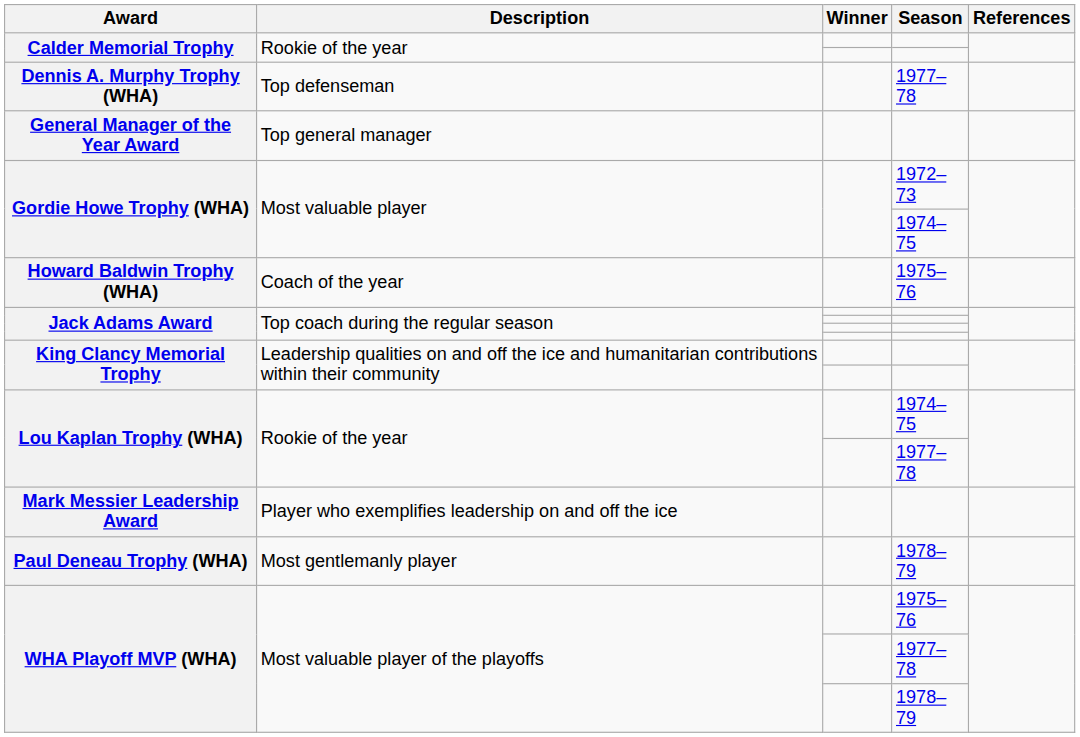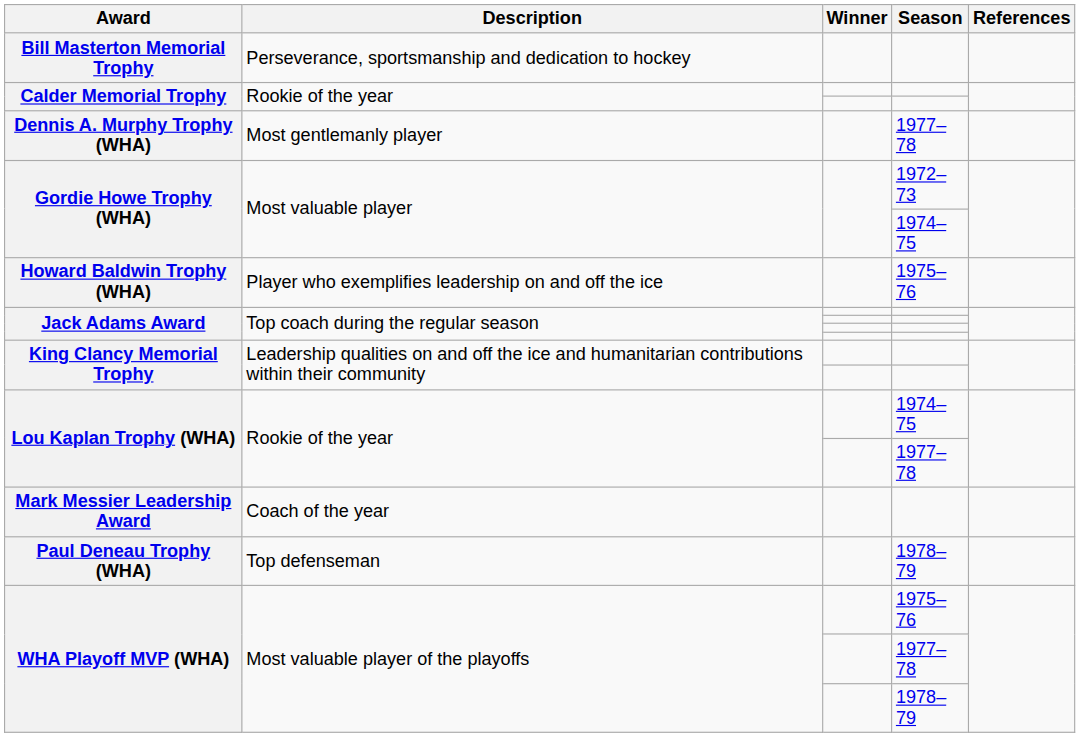+ row: (123, 57)
(328, 86) Top defenseman -> (344, 135) Most gentlemanly player
- row: (131, 135)
(332, 282) Coach of the year -> (455, 282) Player who exemplifies leadership on and off the ice
(469, 511) Player who exemplifies leadership on and off the ice -> (318, 511) Coach of the year
(359, 560) Most gentlemanly player -> (313, 560) Top defenseman
